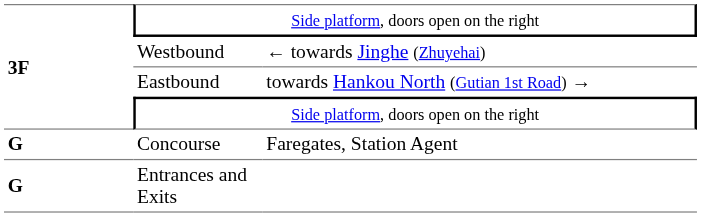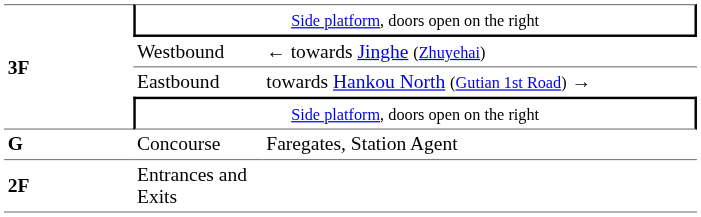(15, 185) G -> (19, 185) 2F
